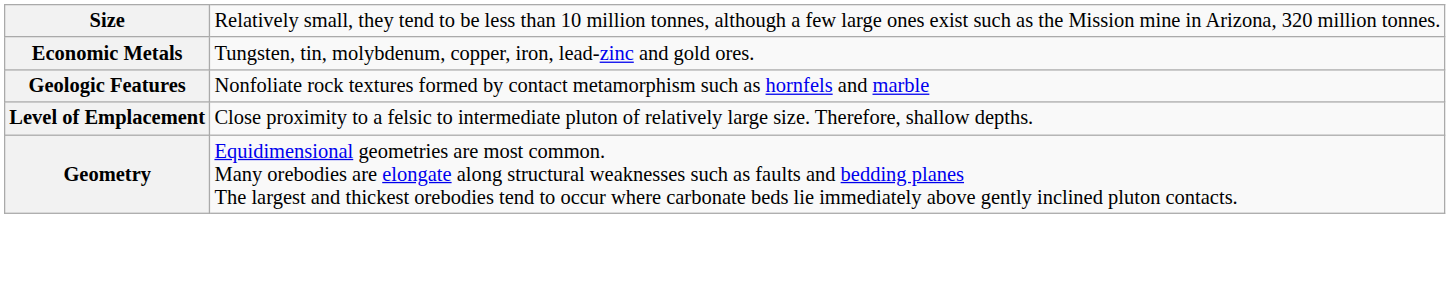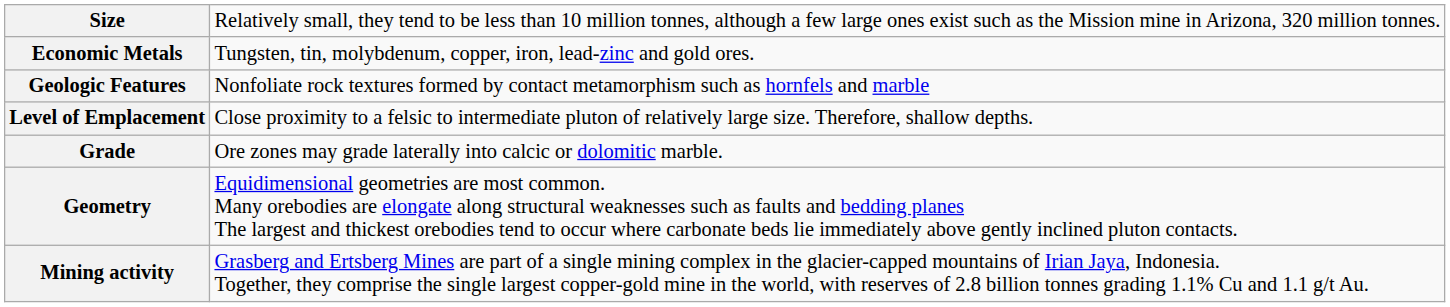+ row: (107, 150)
+ row: (107, 273)
